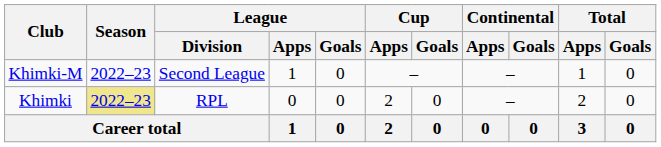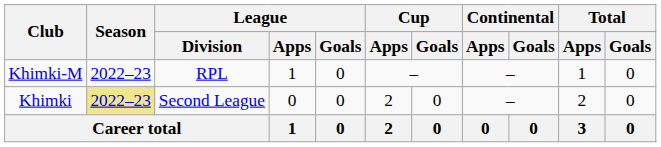(212, 73) Second League -> (212, 73) RPL
(212, 100) RPL -> (212, 100) Second League
